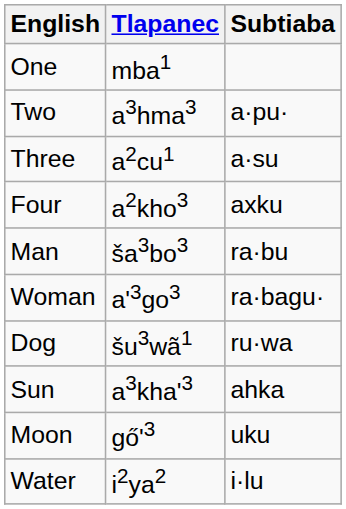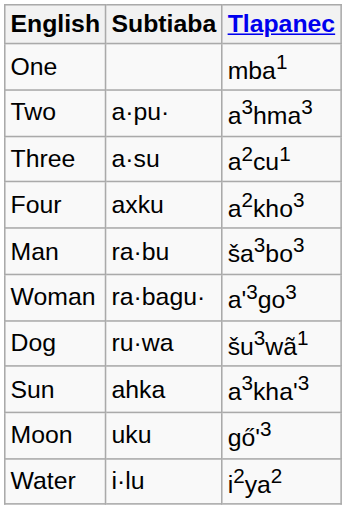columns swapped: (283, 24) <-> (165, 24)
